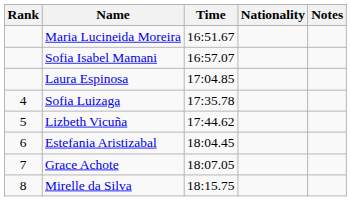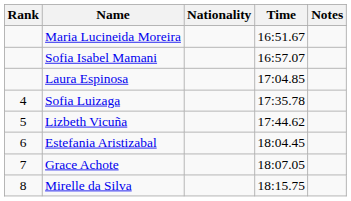columns swapped: (273, 15) <-> (211, 15)
